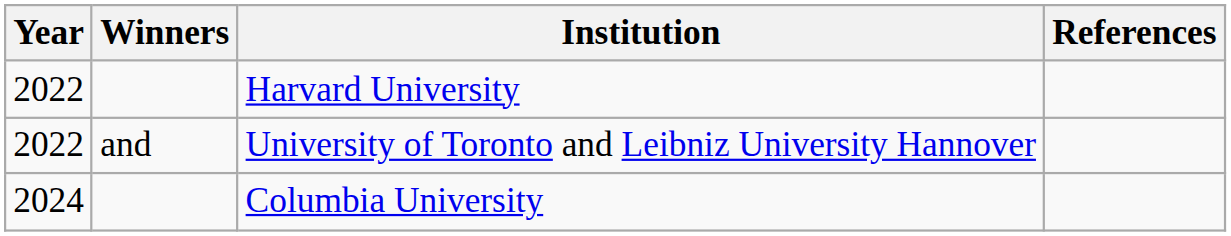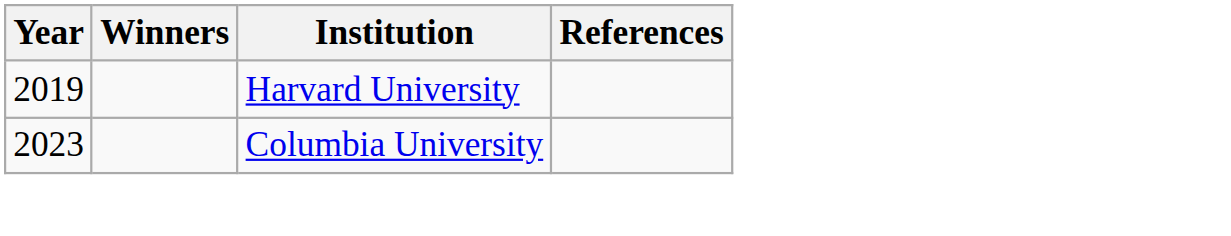(49, 88) 2022 -> (49, 88) 2019
- row: (641, 144)
(49, 200) 2024 -> (49, 144) 2023
